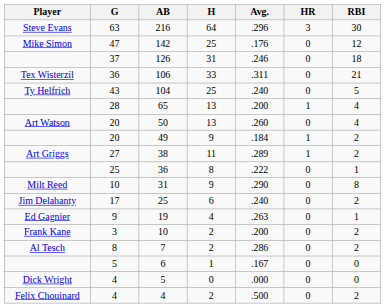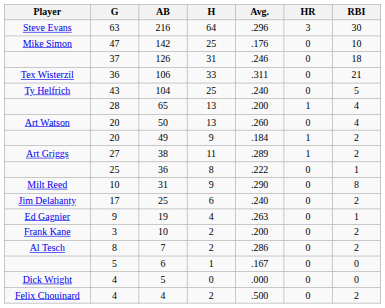(356, 43) 12 -> (356, 43) 10
